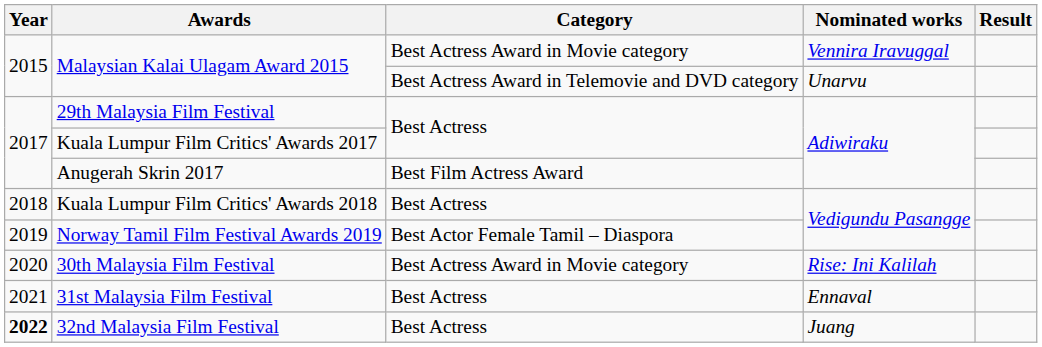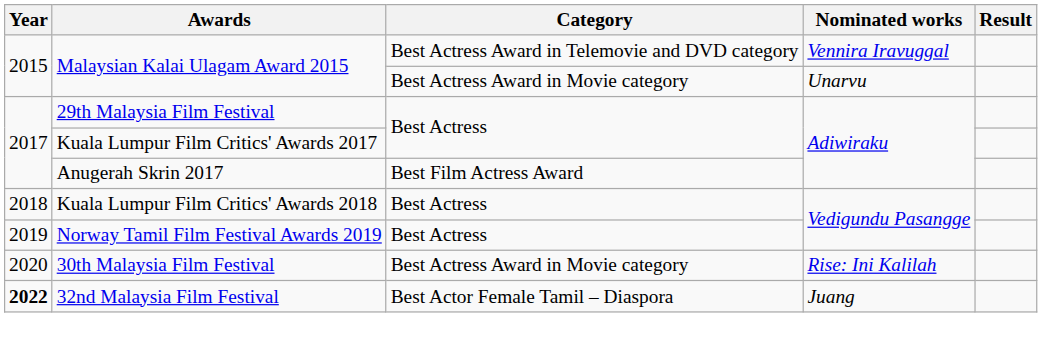(540, 50) Best Actress Award in Movie category -> (595, 50) Best Actress Award in Telemovie and DVD category
(595, 81) Best Actress Award in Telemovie and DVD category -> (540, 81) Best Actress Award in Movie category
(532, 234) Best Actor Female Tamil – Diaspora -> (439, 234) Best Actress
- row: (165, 296)
(439, 326) Best Actress -> (532, 296) Best Actor Female Tamil – Diaspora
